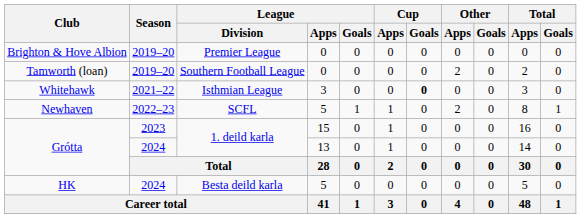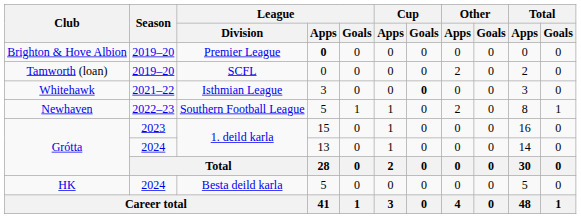(323, 52) normal -> (323, 52) bold
(242, 71) Southern Football League -> (242, 71) SCFL
(242, 109) SCFL -> (242, 109) Southern Football League
